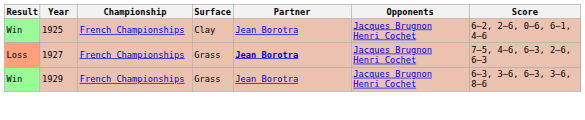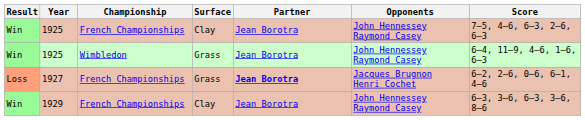(393, 31) Jacques Brugnon Henri Cochet -> (390, 31) John Hennessey Raymond Casey
(521, 31) 6–2, 2–6, 0–6, 6–1, 4–6 -> (521, 31) 7–5, 4–6, 6–3, 2–6, 6–3
+ row: (53, 55)
(521, 55) 7–5, 4–6, 6–3, 2–6, 6–3 -> (521, 79) 6–2, 2–6, 0–6, 6–1, 4–6
(207, 79) Grass -> (205, 103) Clay
(393, 79) Jacques Brugnon Henri Cochet -> (390, 103) John Hennessey Raymond Casey
